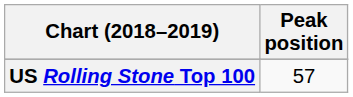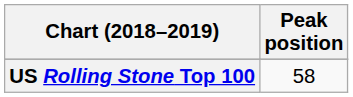(304, 75) 57 -> (304, 75) 58
